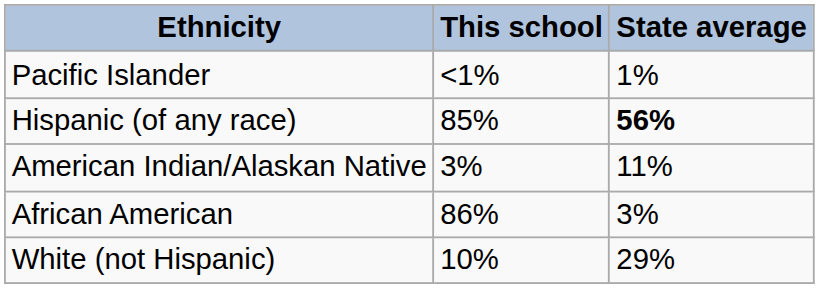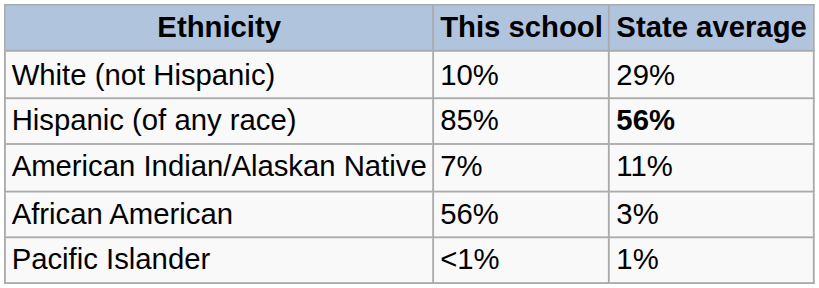rows swapped: (143, 259) <-> (111, 74)
(461, 167) 3% -> (461, 167) 7%
(469, 213) 86% -> (469, 213) 56%
